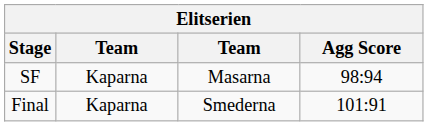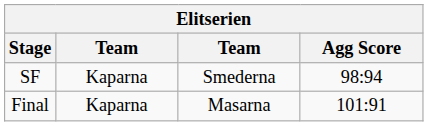(239, 76) Masarna -> (239, 76) Smederna
(239, 105) Smederna -> (239, 105) Masarna
